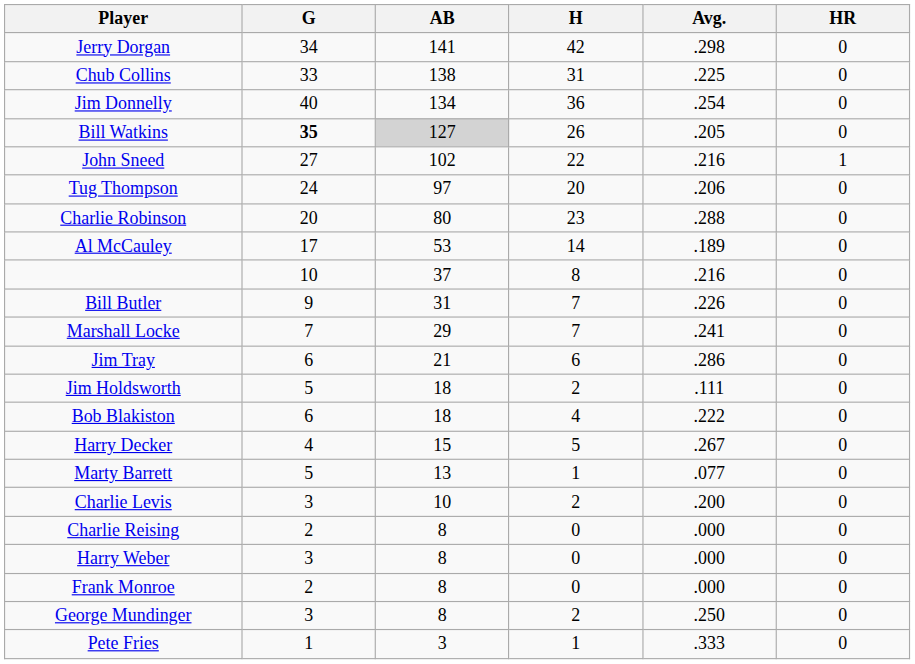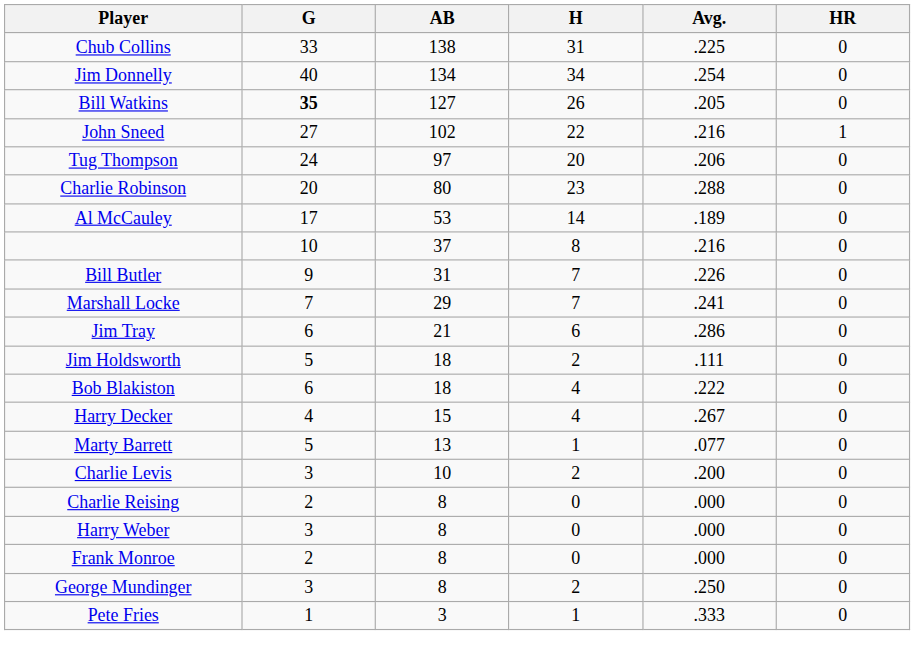- row: (123, 47)
(576, 103) 36 -> (576, 75) 34
(442, 132) lightgrey background -> (442, 103) no background
(576, 445) 5 -> (576, 416) 4
